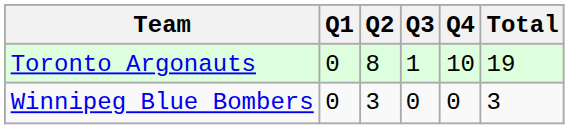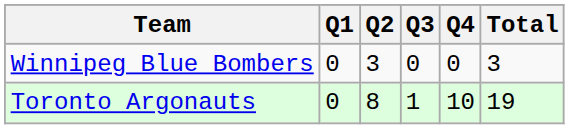rows swapped: (133, 64) <-> (162, 103)
